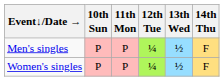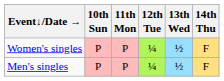rows swapped: (38, 47) <-> (45, 67)
